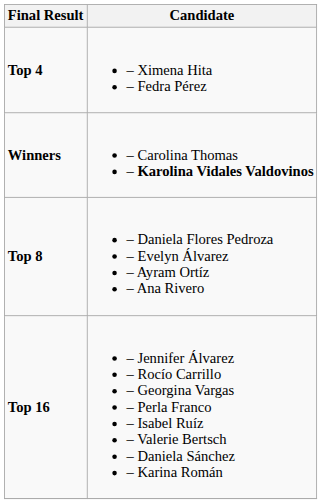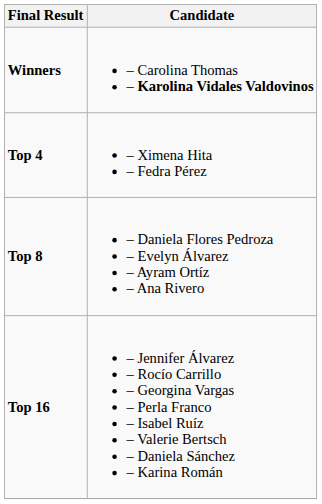rows swapped: (34, 155) <-> (25, 70)
